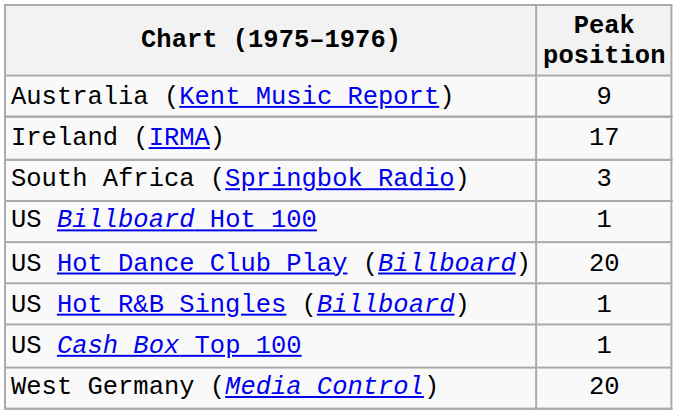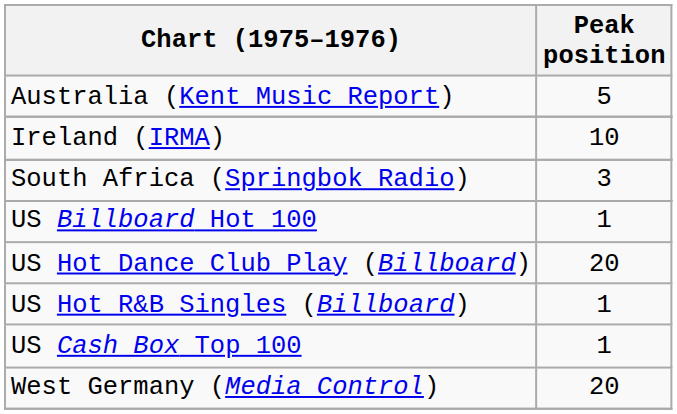(604, 97) 9 -> (604, 97) 5
(604, 138) 17 -> (604, 138) 10
